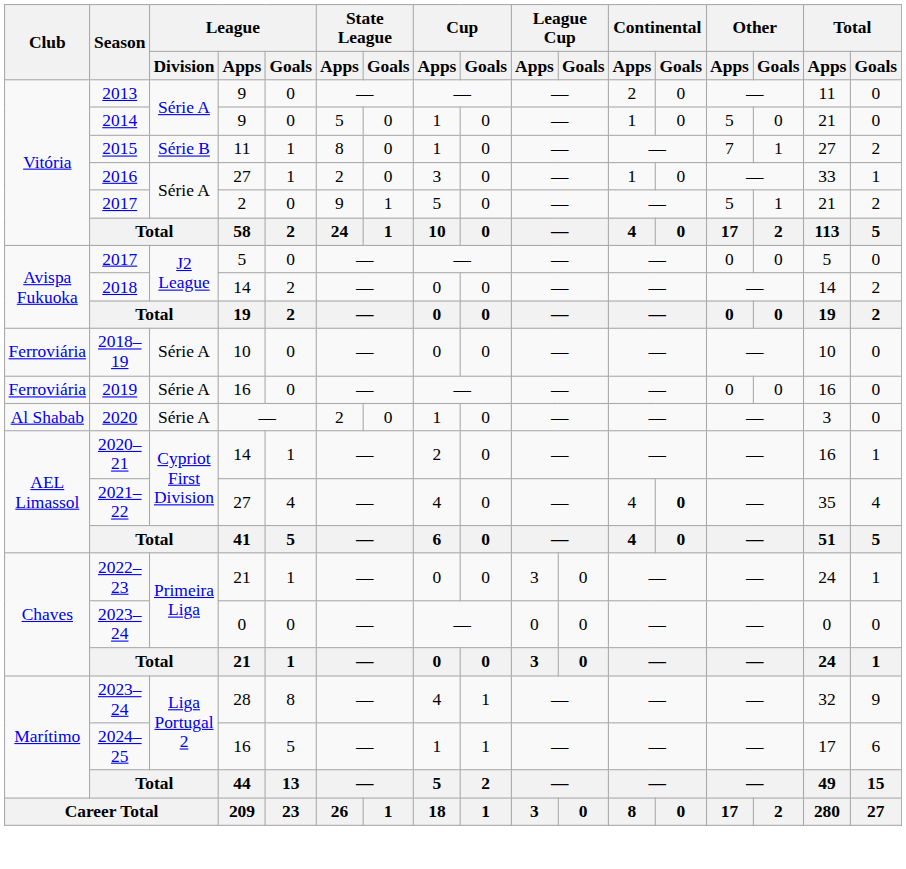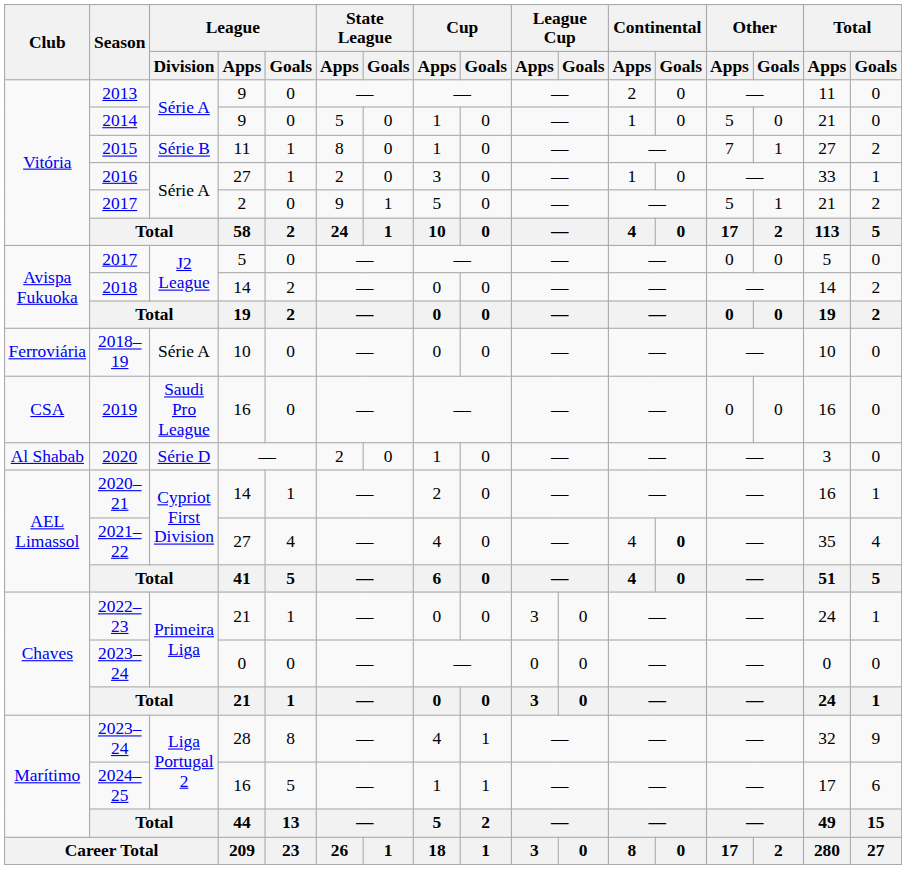(47, 389) Ferroviária -> (47, 409) CSA
(184, 389) Série A -> (184, 409) Saudi Pro League
(184, 417) Série A -> (184, 456) Série D
